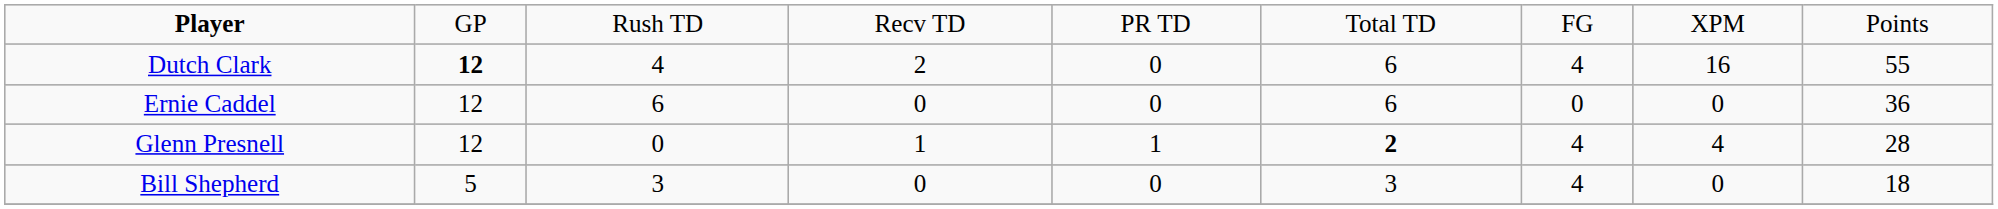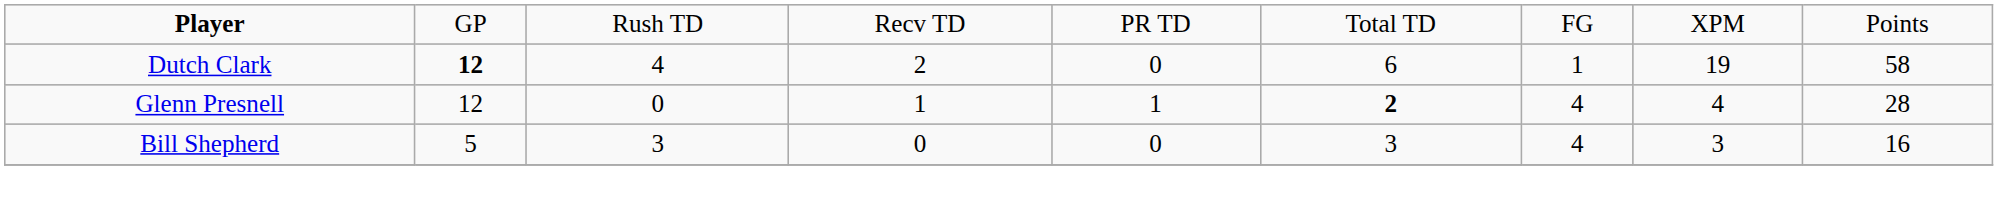(1577, 64) 4 -> (1577, 64) 1
(1718, 64) 16 -> (1718, 64) 19
(1897, 64) 55 -> (1897, 64) 58
- row: (210, 104)
(1718, 183) 0 -> (1718, 143) 3
(1897, 183) 18 -> (1897, 143) 16
